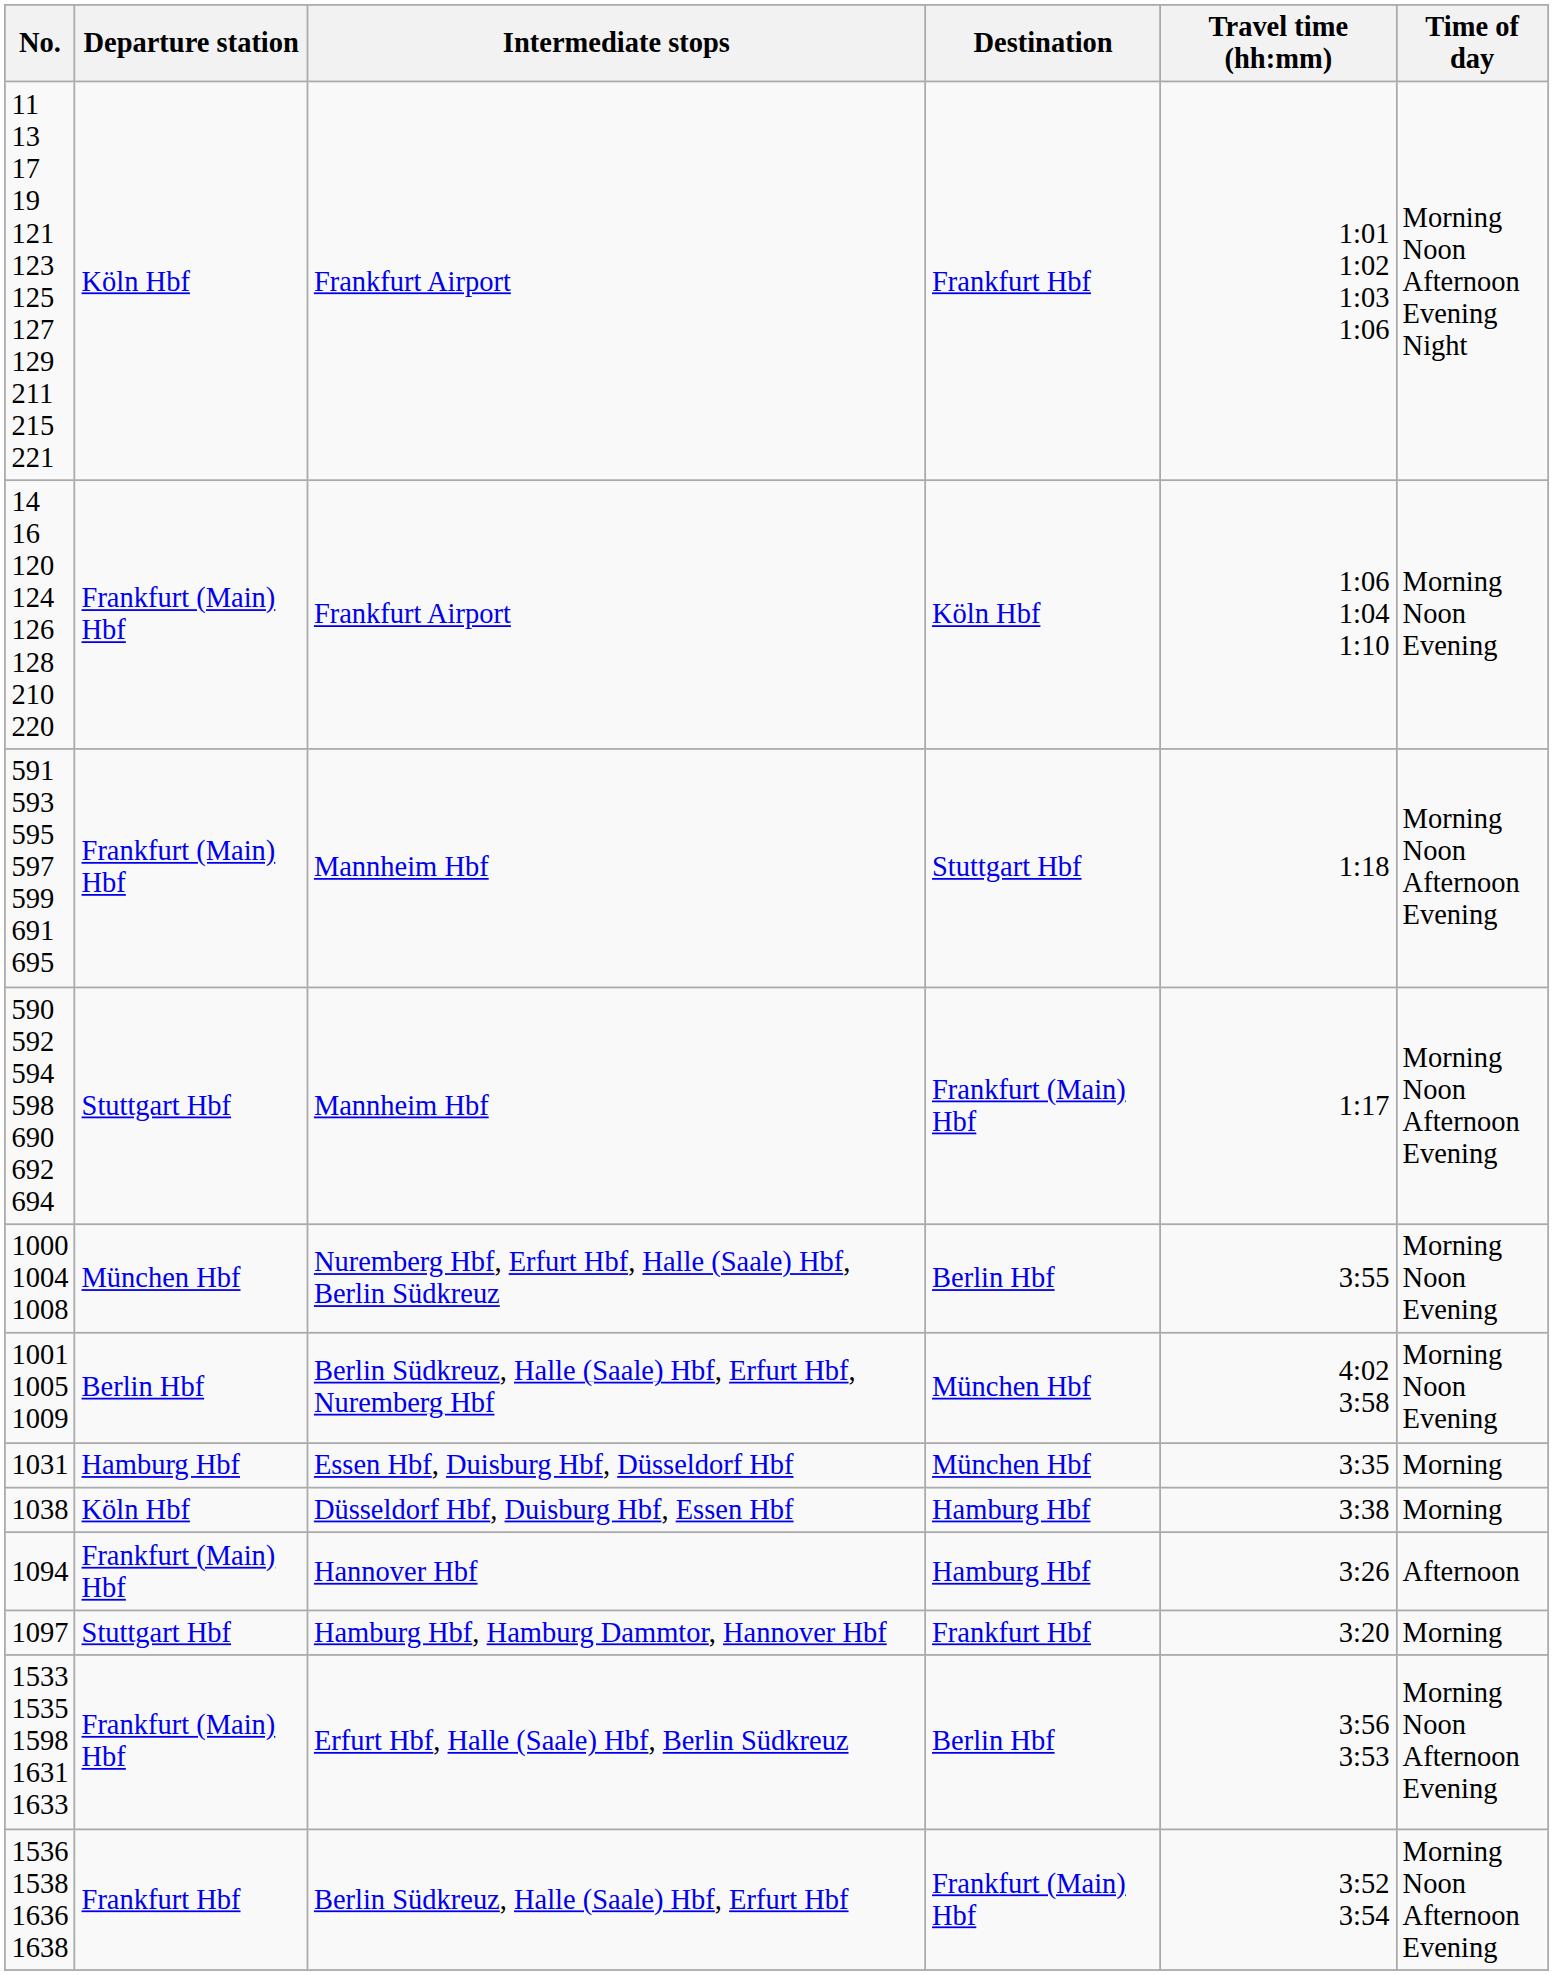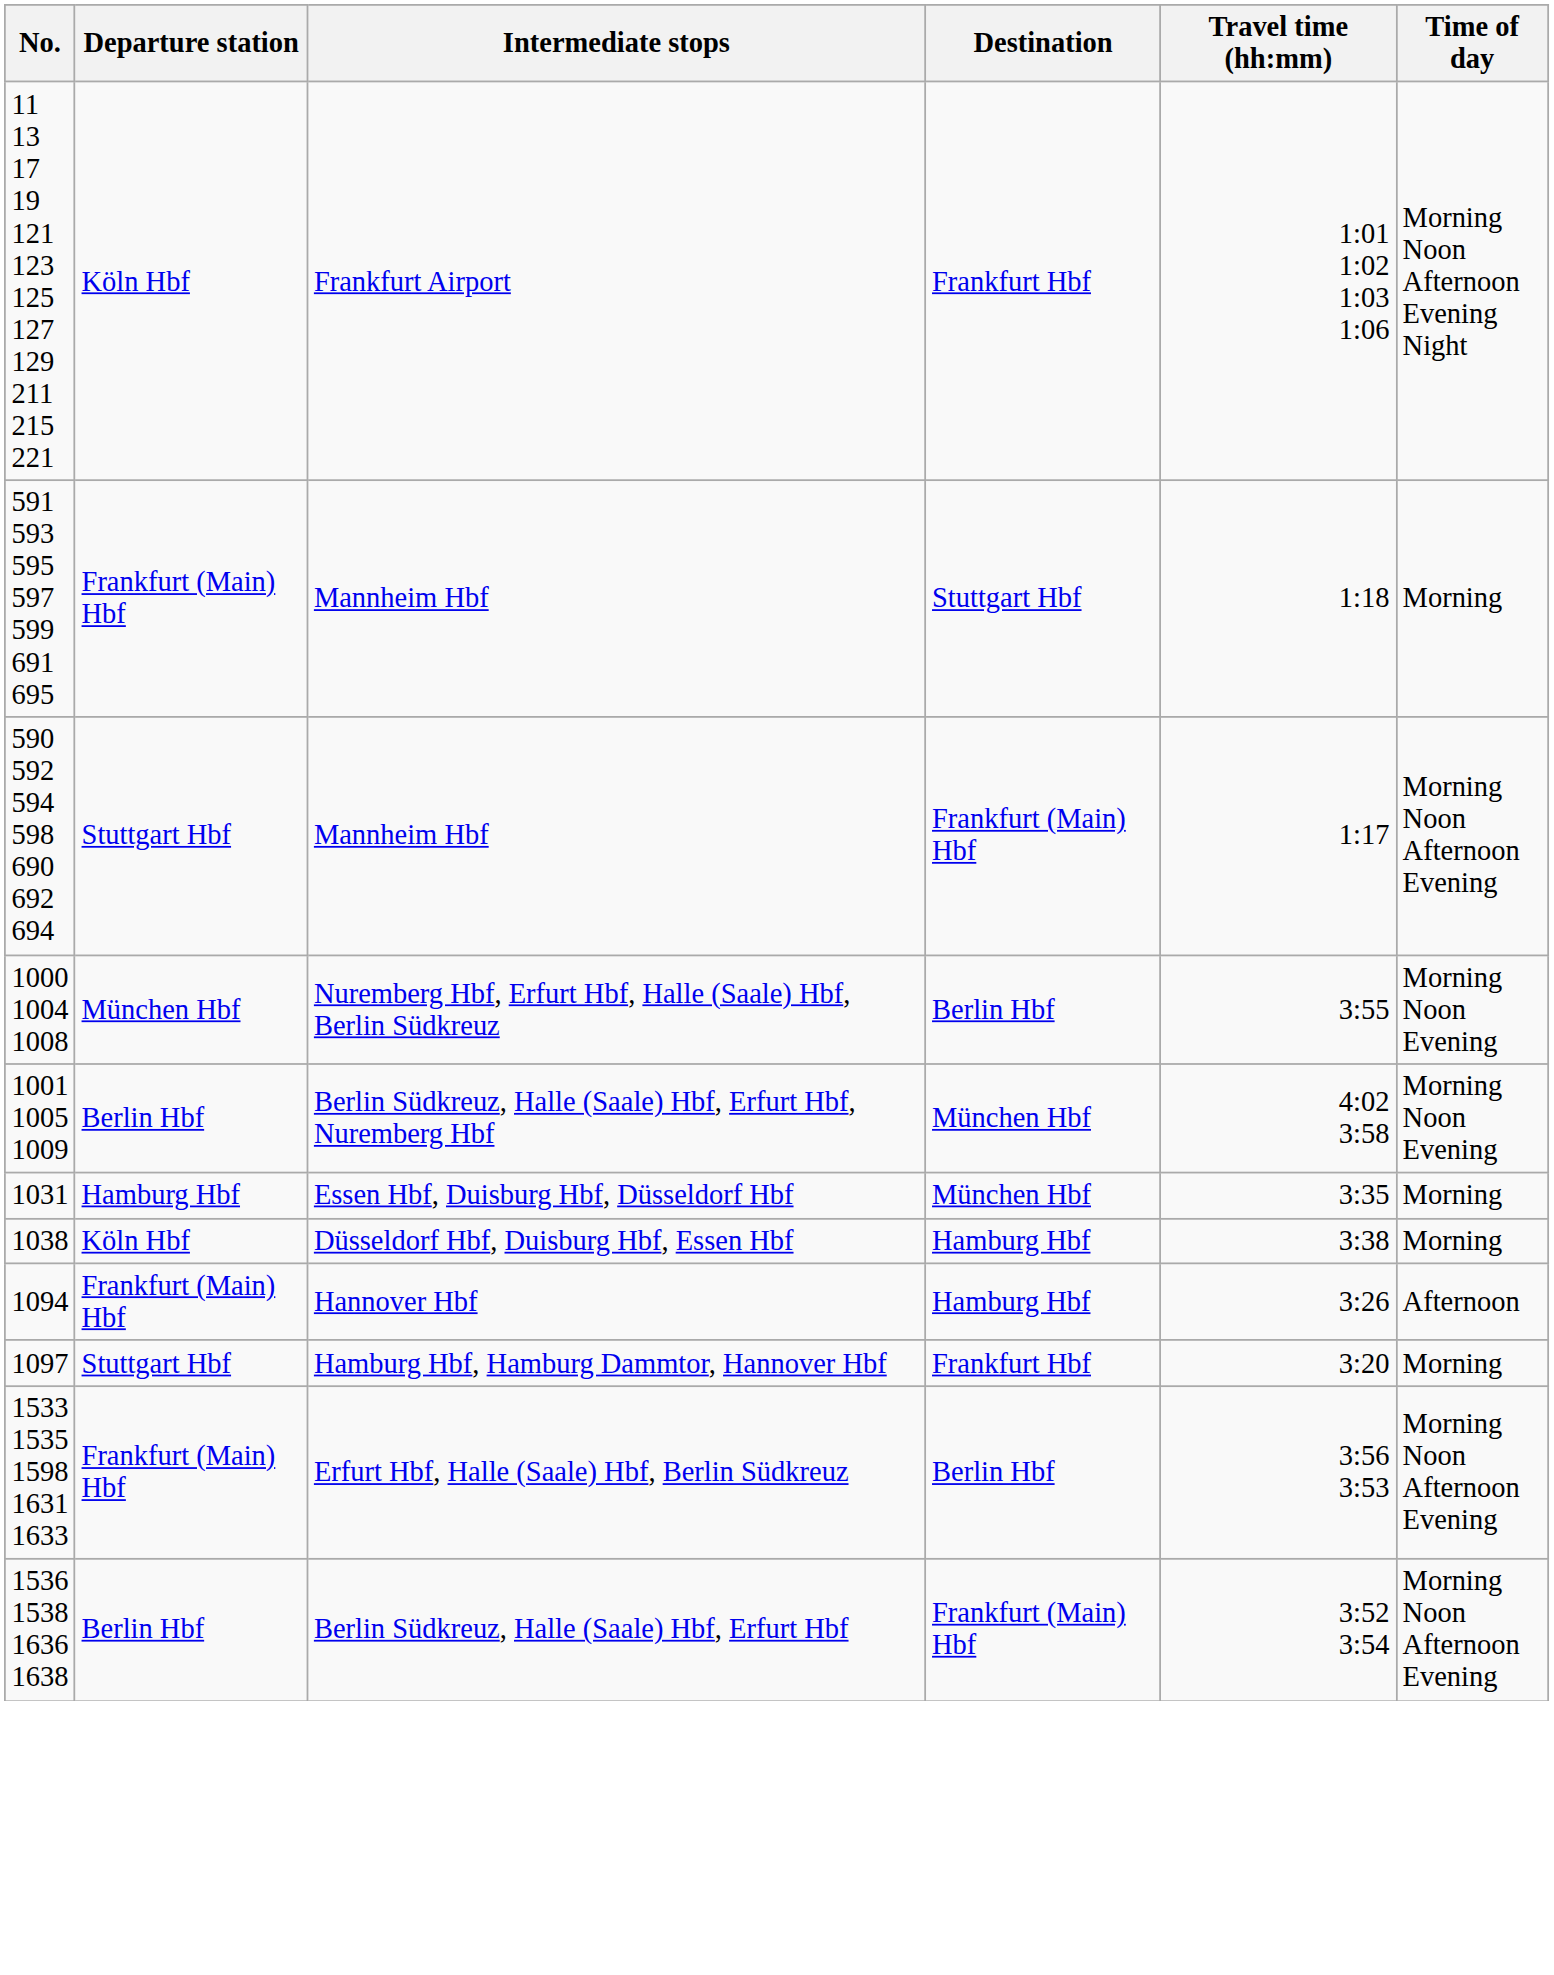- row: (33, 614)
(1461, 867) Morning Noon Afternoon Evening -> (1452, 598) Morning
(161, 1898) Frankfurt Hbf -> (143, 1629) Berlin Hbf
